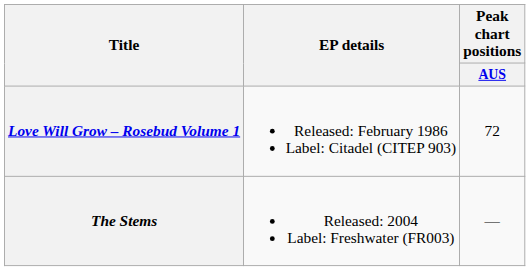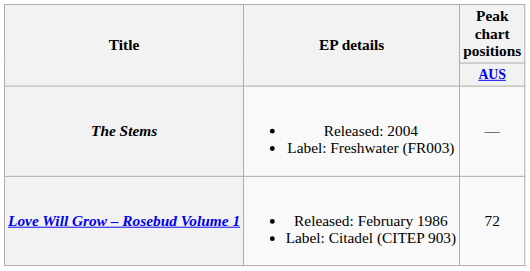rows swapped: (124, 131) <-> (124, 220)
